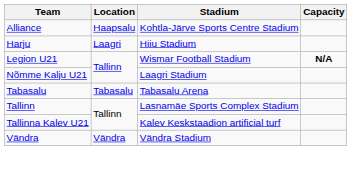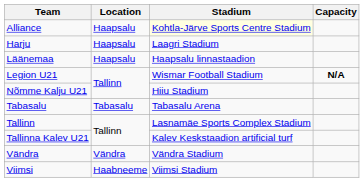(219, 28) no background -> (231, 28) lightyellow background
(107, 43) Laagri -> (114, 43) Haapsalu
(168, 43) Hiiu Stadium -> (185, 43) Laagri Stadium
+ row: (30, 59)
(173, 75) Laagri Stadium -> (180, 91) Hiiu Stadium
+ row: (20, 169)
